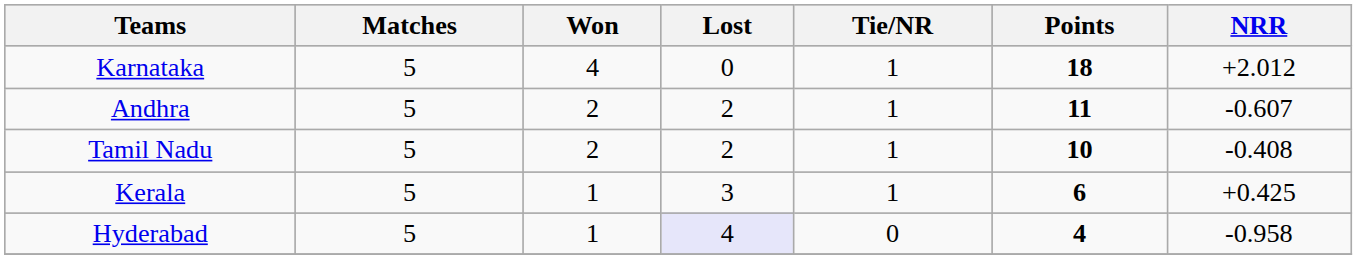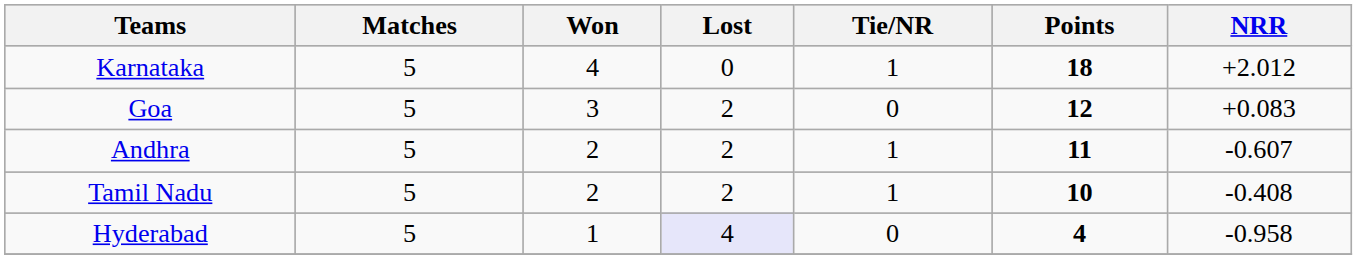+ row: (150, 108)
- row: (150, 191)
